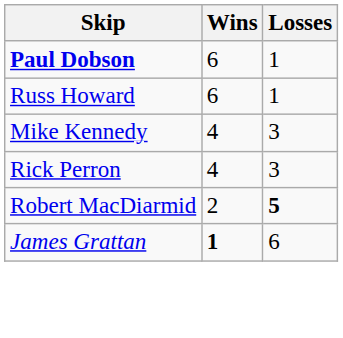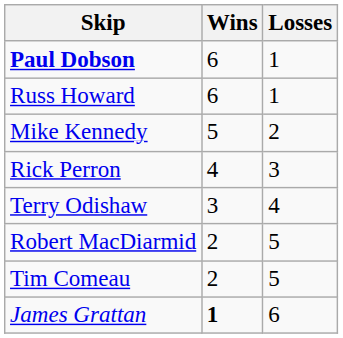(213, 132) 4 -> (213, 132) 5
(274, 132) 3 -> (274, 132) 2
+ row: (79, 205)
(274, 205) bold -> (274, 242) normal
+ row: (70, 278)
